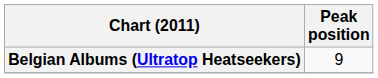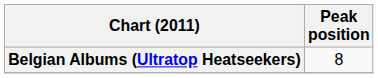(339, 60) 9 -> (339, 60) 8
